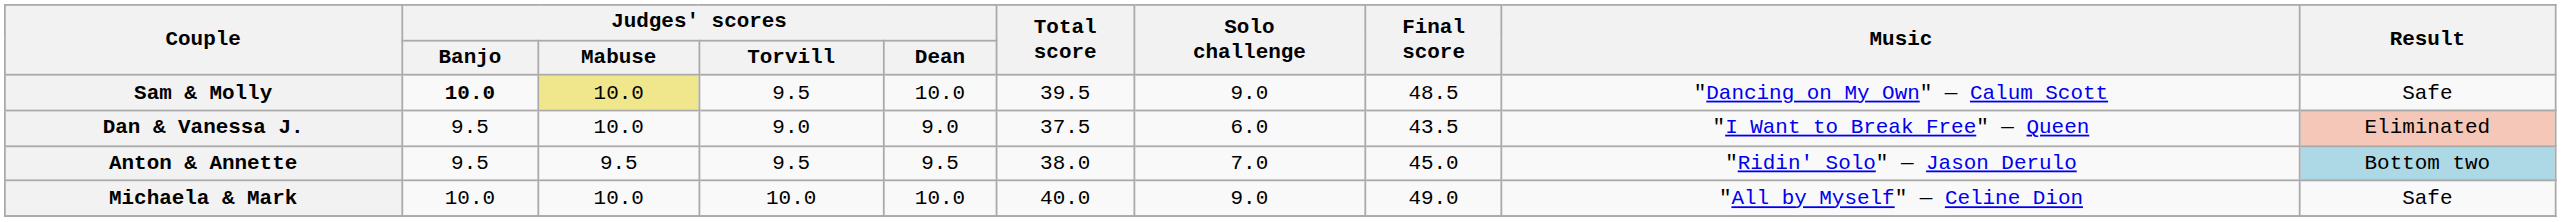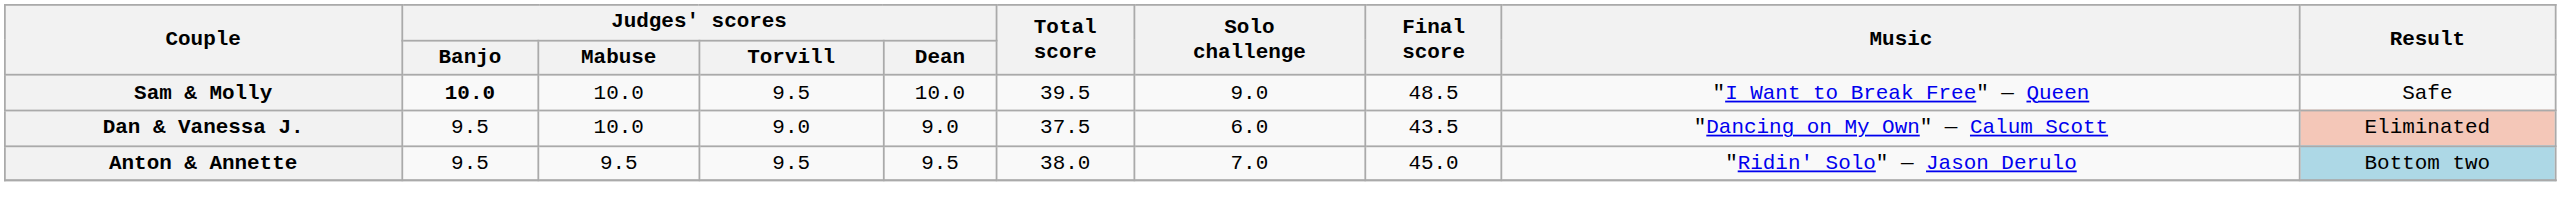(619, 93) khaki background -> (619, 93) no background
(1901, 93) "Dancing on My Own" — Calum Scott -> (1901, 93) "I Want to Break Free" — Queen
(1901, 128) "I Want to Break Free" — Queen -> (1901, 128) "Dancing on My Own" — Calum Scott
- row: (203, 198)
